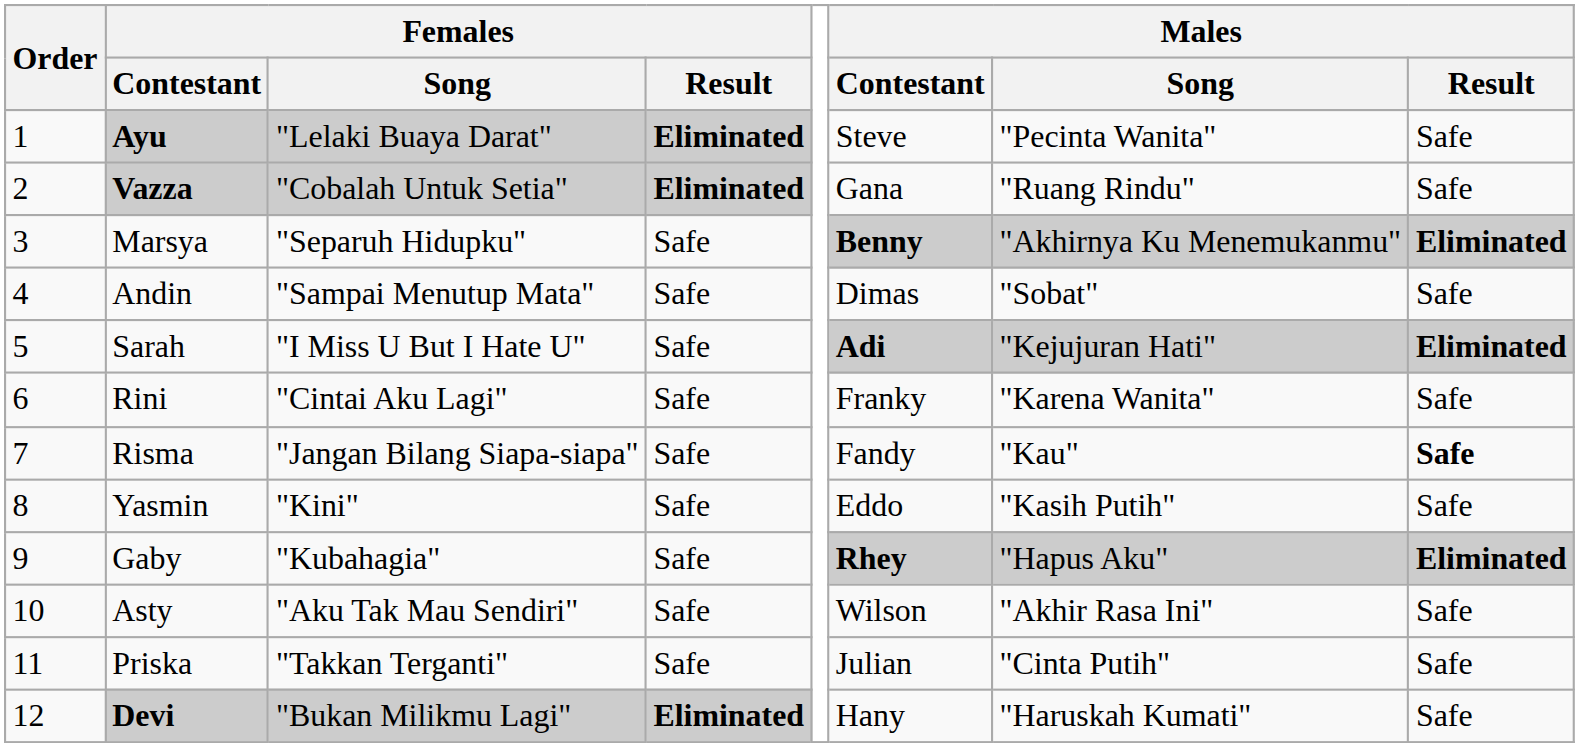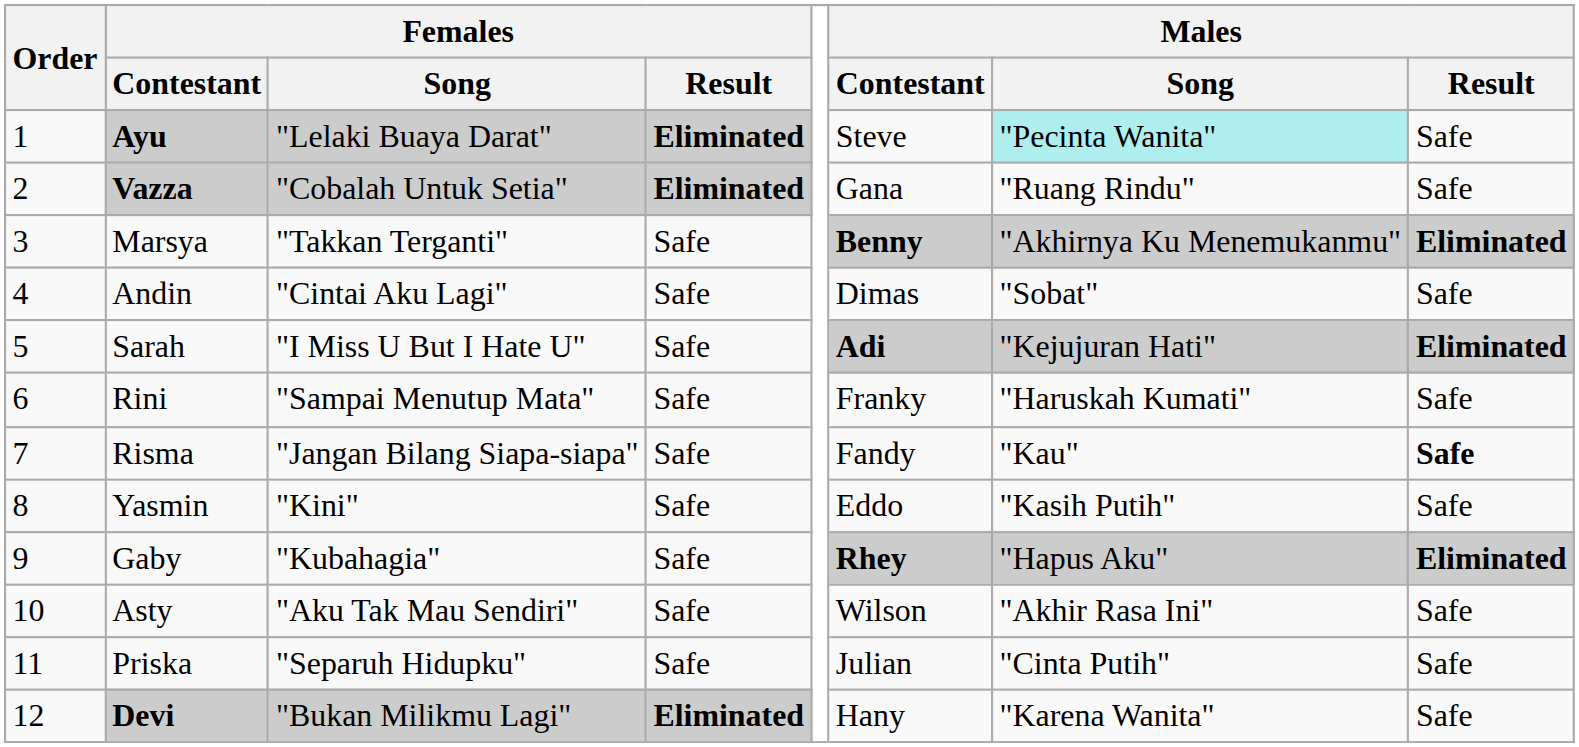(1108, 136) no background -> (1108, 136) paleturquoise background
(401, 241) "Separuh Hidupku" -> (392, 241) "Takkan Terganti"
(435, 294) "Sampai Menutup Mata" -> (392, 294) "Cintai Aku Lagi"
(392, 399) "Cintai Aku Lagi" -> (435, 399) "Sampai Menutup Mata"
(1107, 399) "Karena Wanita" -> (1125, 399) "Haruskah Kumati"
(392, 662) "Takkan Terganti" -> (401, 662) "Separuh Hidupku"
(1125, 715) "Haruskah Kumati" -> (1107, 715) "Karena Wanita"
